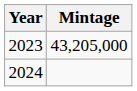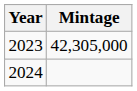(89, 45) 43,205,000 -> (89, 45) 42,305,000
